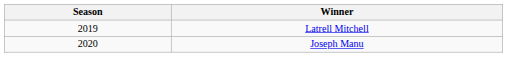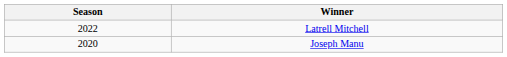(88, 28) 2019 -> (88, 28) 2022
